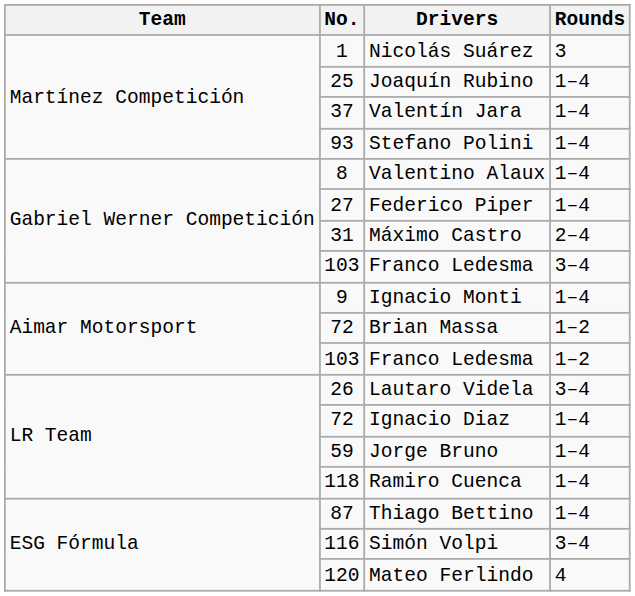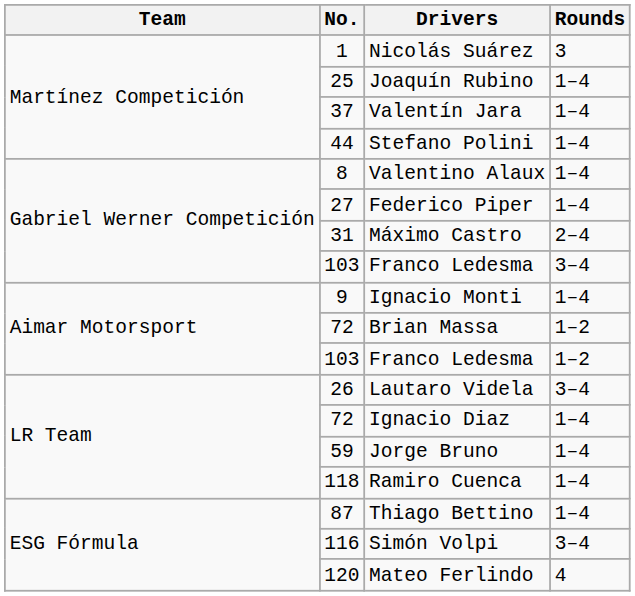(342, 144) 93 -> (342, 144) 44
